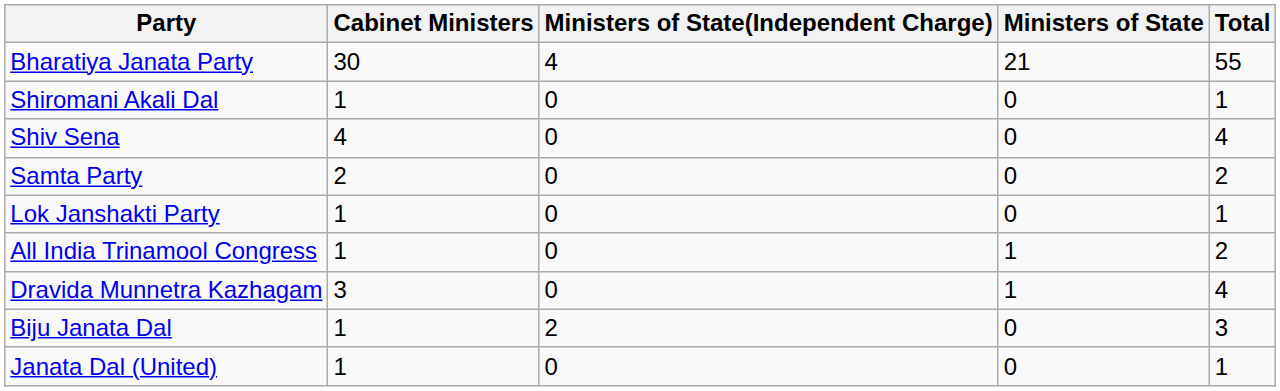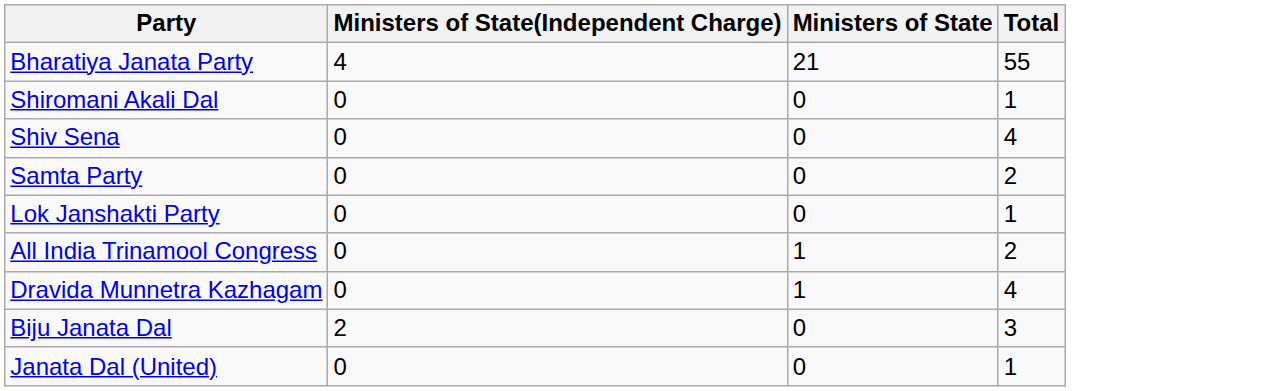- column: (434, 23)
